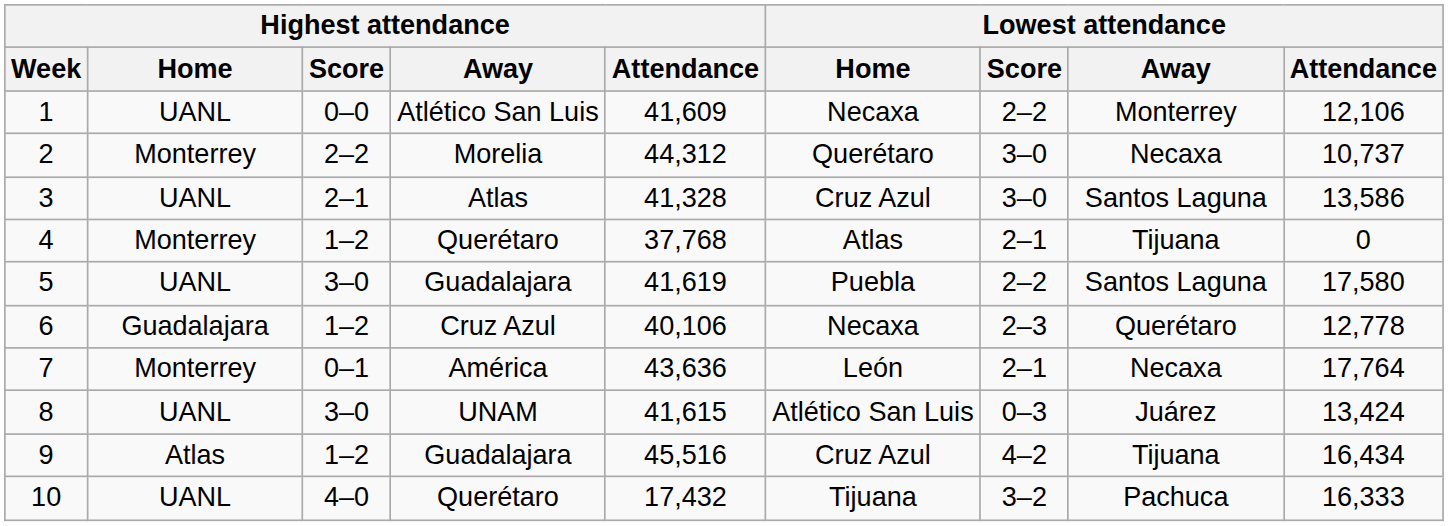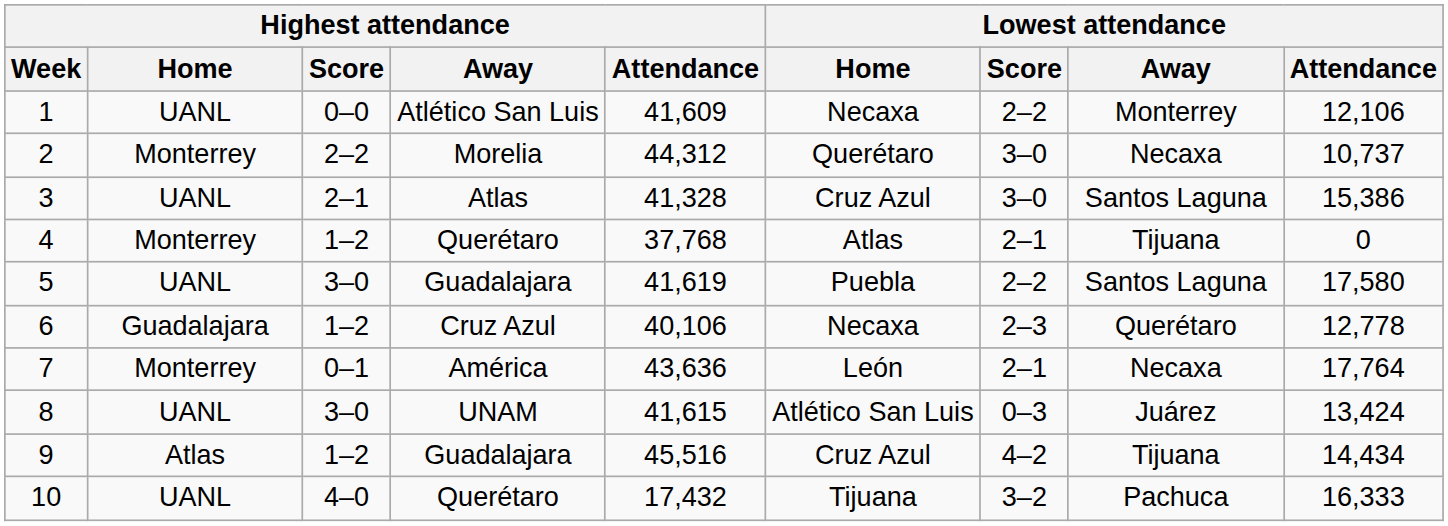(1363, 197) 13,586 -> (1363, 197) 15,386
(1363, 454) 16,434 -> (1363, 454) 14,434
